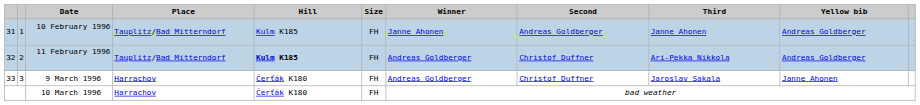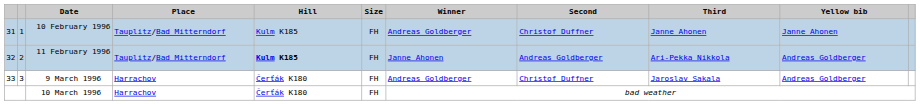(416, 32) Janne Ahonen -> (430, 32) Andreas Goldberger
(561, 32) Andreas Goldberger -> (556, 32) Christof Duffner
(824, 32) Andreas Goldberger -> (810, 32) Janne Ahonen
(430, 58) Andreas Goldberger -> (416, 58) Janne Ahonen
(556, 58) Christof Duffner -> (561, 58) Andreas Goldberger
(810, 78) Janne Ahonen -> (824, 78) Andreas Goldberger
